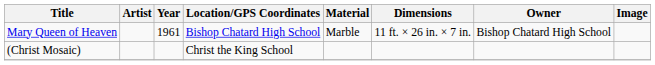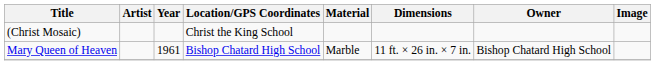rows swapped: (44, 50) <-> (62, 32)
